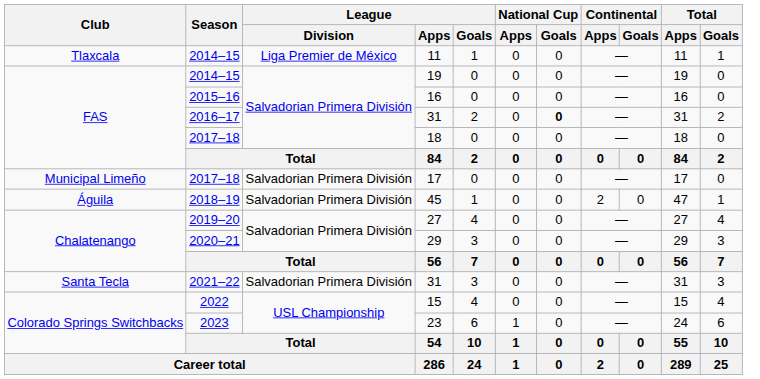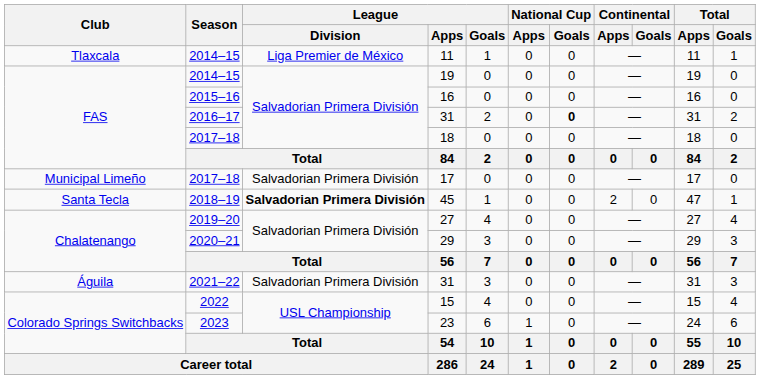(95, 199) Águila -> (95, 199) Santa Tecla
(329, 199) normal -> (335, 199) bold
(95, 281) Santa Tecla -> (95, 281) Águila
